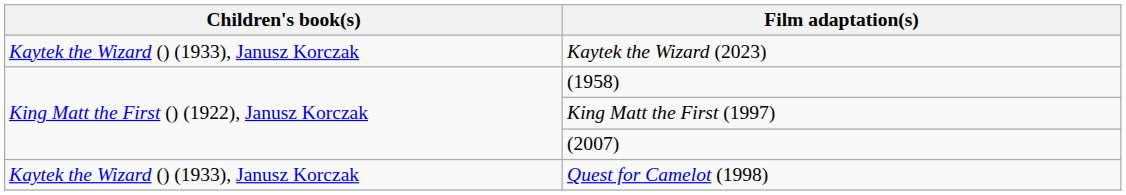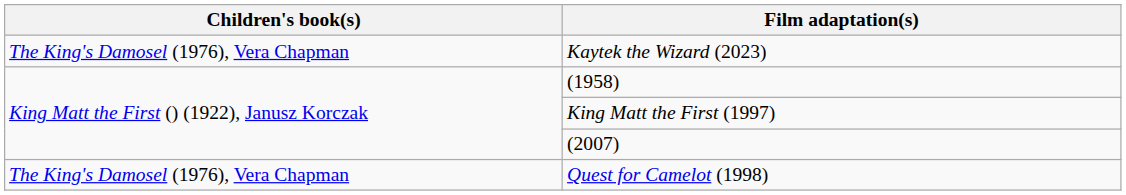(184, 50) Kaytek the Wizard () (1933), Janusz Korczak -> (179, 50) The King's Damosel (1976), Vera Chapman
(184, 174) Kaytek the Wizard () (1933), Janusz Korczak -> (179, 174) The King's Damosel (1976), Vera Chapman
